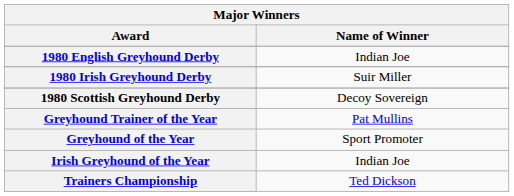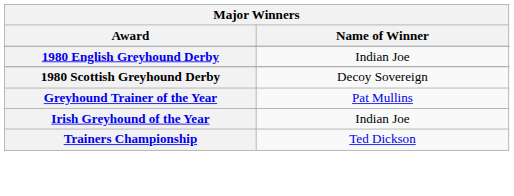- row: (130, 77)
- row: (130, 139)
